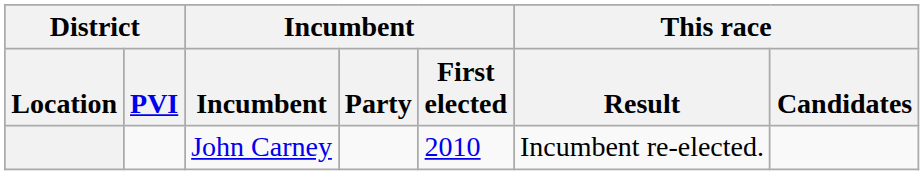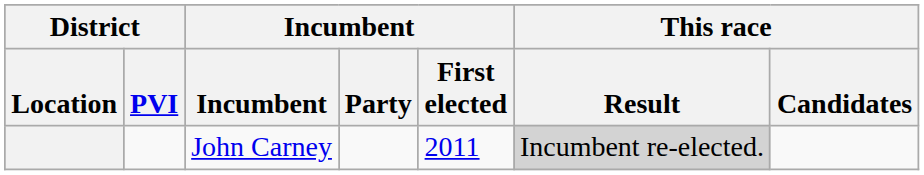(453, 147) 2010 -> (452, 147) 2011
(642, 147) no background -> (642, 147) lightgrey background
